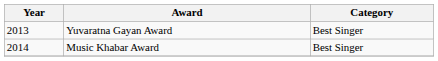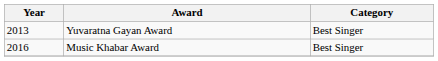(18, 47) 2014 -> (18, 47) 2016
